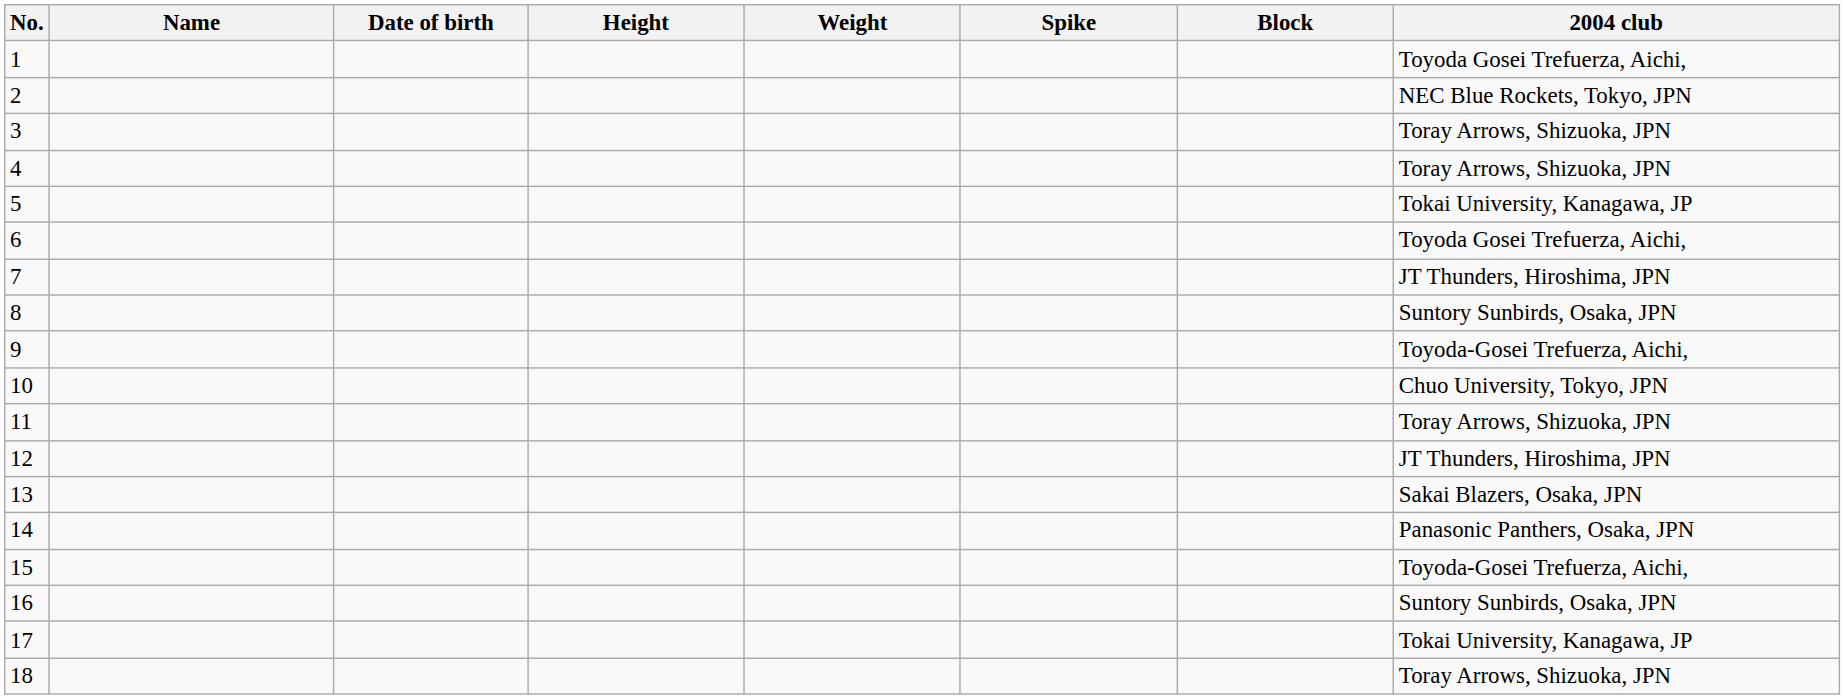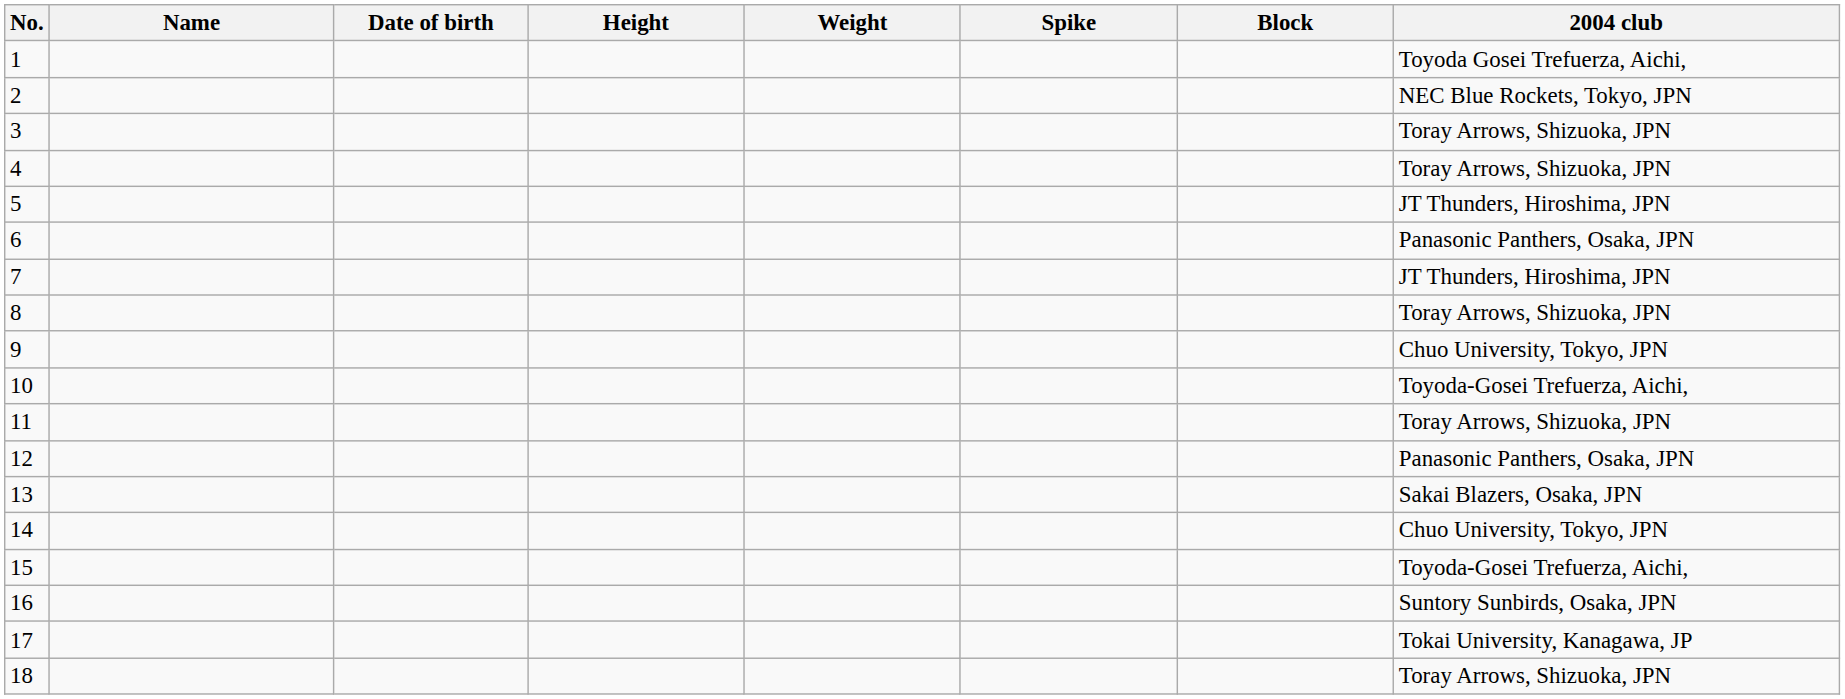(1546, 204) Tokai University, Kanagawa, JP -> (1535, 204) JT Thunders, Hiroshima, JPN
(1543, 240) Toyoda Gosei Trefuerza, Aichi, -> (1547, 240) Panasonic Panthers, Osaka, JPN
(1538, 312) Suntory Sunbirds, Osaka, JPN -> (1535, 312) Toray Arrows, Shizuoka, JPN
(1543, 349) Toyoda-Gosei Trefuerza, Aichi, -> (1533, 349) Chuo University, Tokyo, JPN
(1533, 385) Chuo University, Tokyo, JPN -> (1543, 385) Toyoda-Gosei Trefuerza, Aichi,
(1535, 458) JT Thunders, Hiroshima, JPN -> (1547, 458) Panasonic Panthers, Osaka, JPN
(1547, 530) Panasonic Panthers, Osaka, JPN -> (1533, 530) Chuo University, Tokyo, JPN
